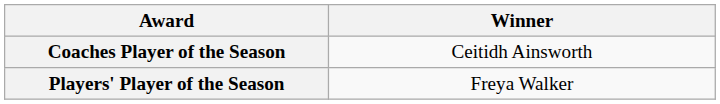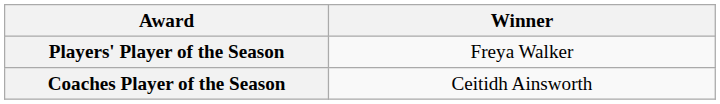rows swapped: (167, 52) <-> (167, 83)
